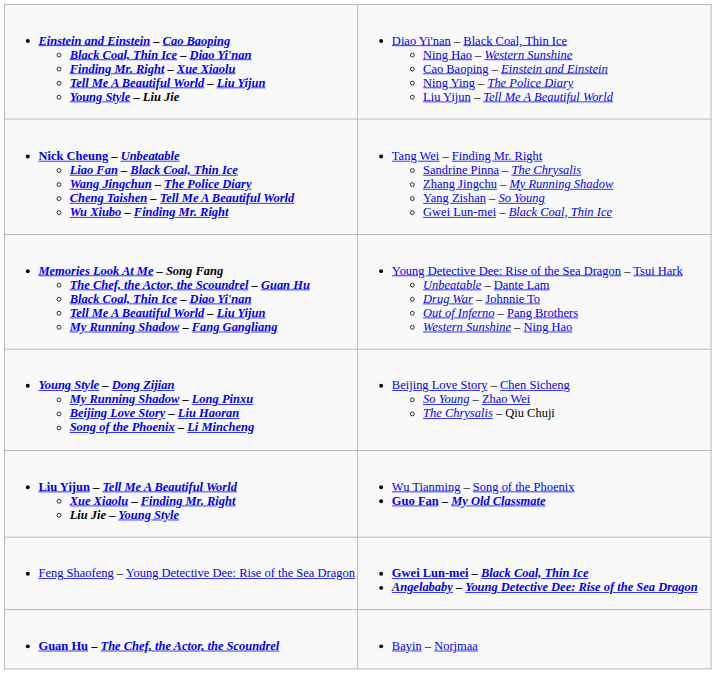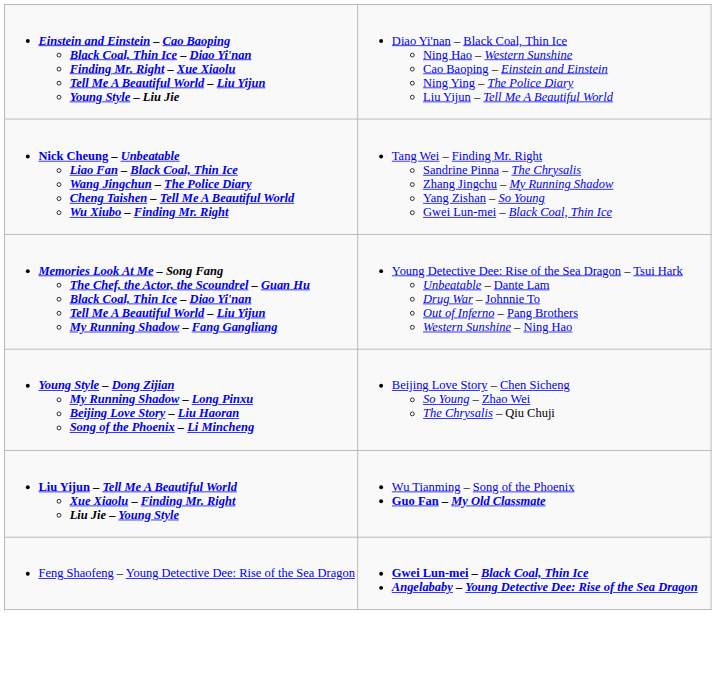- row: (181, 646)
